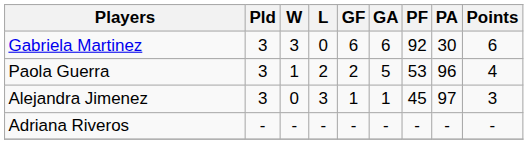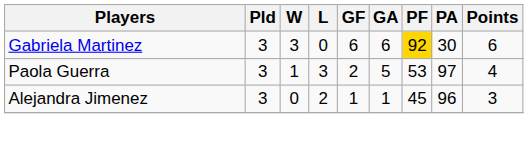(417, 44) no background -> (417, 44) gold background
(323, 71) 2 -> (323, 71) 3
(447, 71) 96 -> (447, 71) 97
(323, 98) 3 -> (323, 98) 2
(447, 98) 97 -> (447, 98) 96
- row: (69, 125)
